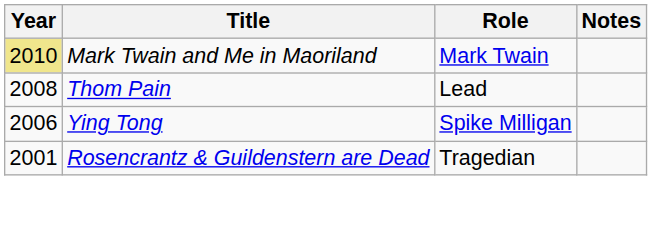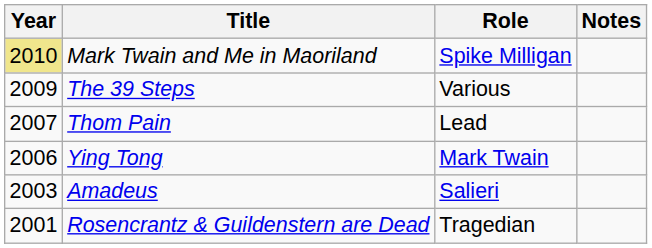(494, 55) Mark Twain -> (506, 55) Spike Milligan
+ row: (131, 89)
(33, 89) 2008 -> (33, 123) 2007
(506, 123) Spike Milligan -> (494, 157) Mark Twain
+ row: (112, 191)
